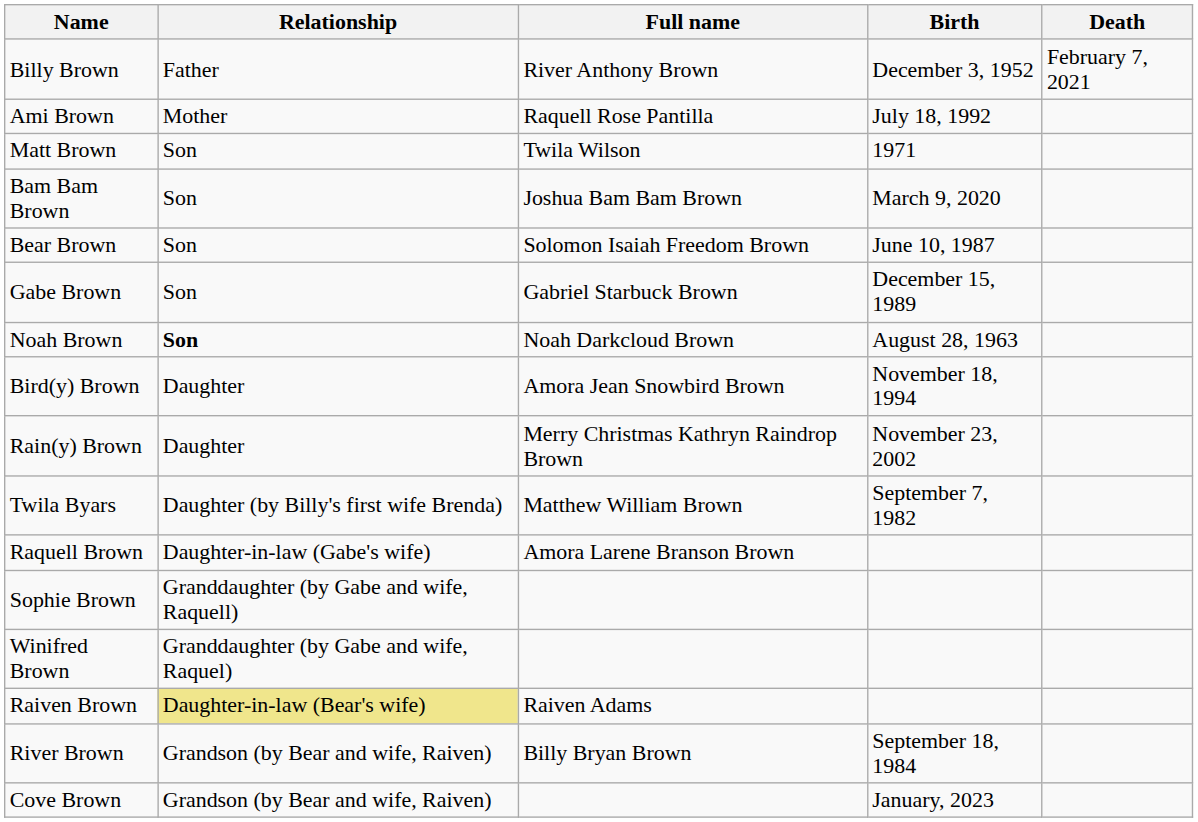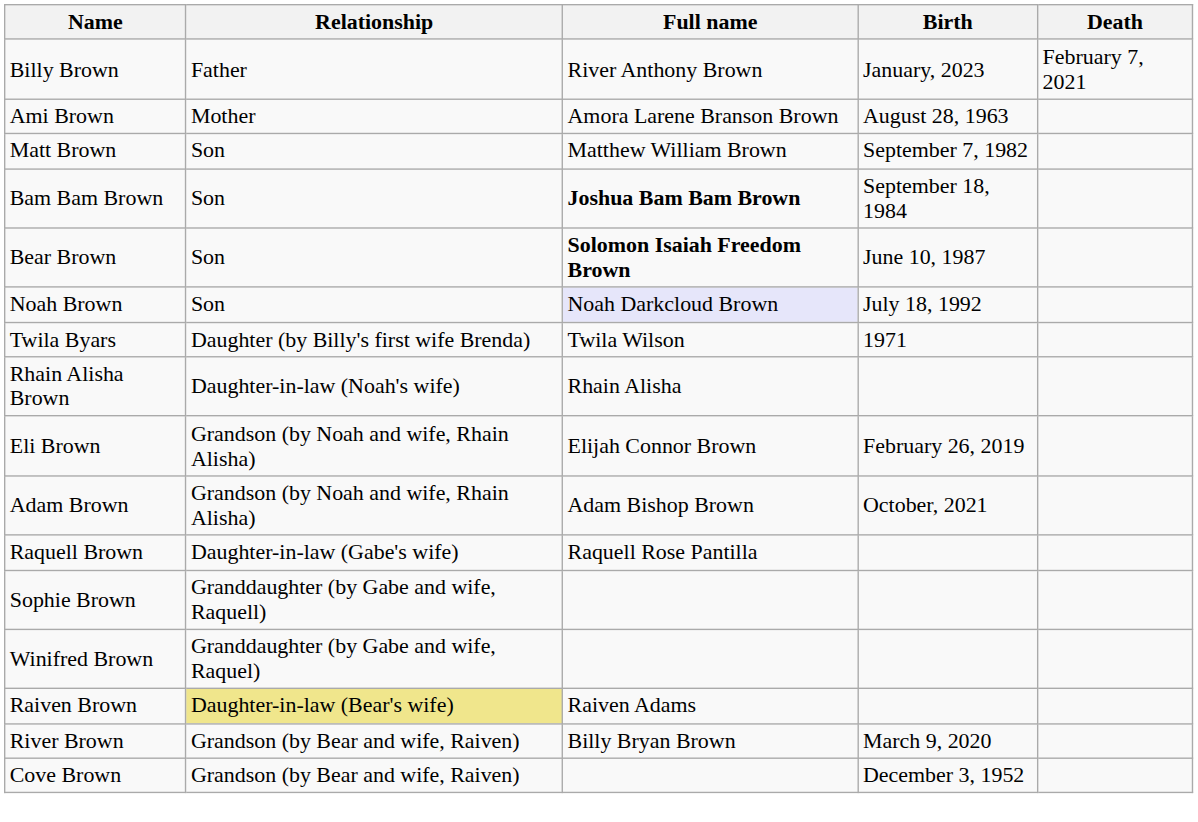(953, 68) December 3, 1952 -> (924, 68) January, 2023
(618, 116) Raquell Rose Pantilla -> (703, 116) Amora Larene Branson Brown
(932, 116) July 18, 1992 -> (936, 116) August 28, 1963
(582, 150) Twila Wilson -> (677, 150) Matthew William Brown
(894, 150) 1971 -> (946, 150) September 7, 1982
(633, 197) normal -> (684, 197) bold
(937, 197) March 9, 2020 -> (926, 197) September 18, 1984
(666, 245) normal -> (684, 257) bold
- row: (65, 292)
(180, 339) bold -> (208, 304) normal
(629, 339) no background -> (673, 304) lavender background
(945, 339) August 28, 1963 -> (922, 304) July 18, 1992
- row: (75, 386)
- row: (76, 445)
(633, 505) Matthew William Brown -> (626, 339) Twila Wilson
(930, 505) September 7, 1982 -> (885, 339) 1971
+ row: (67, 386)
+ row: (55, 445)
+ row: (69, 505)
(659, 552) Amora Larene Branson Brown -> (663, 552) Raquell Rose Pantilla
(936, 752) September 18, 1984 -> (927, 740) March 9, 2020
(933, 800) January, 2023 -> (944, 775) December 3, 1952
